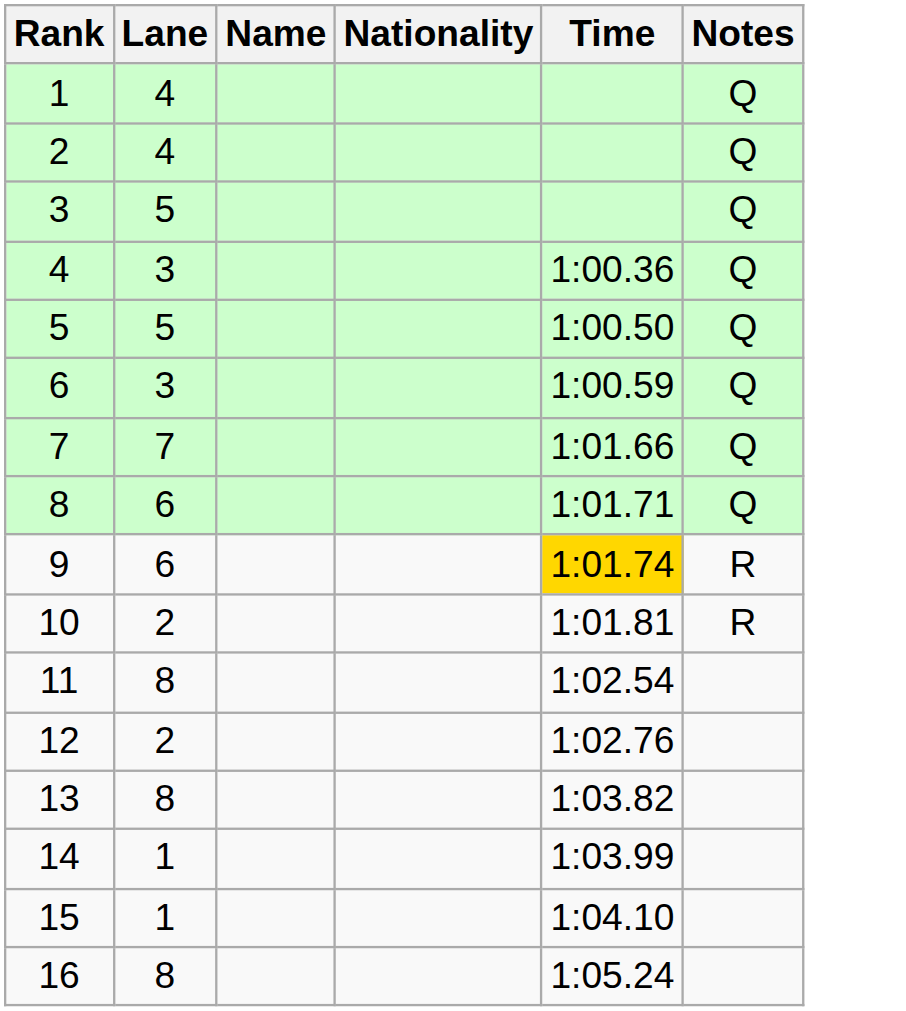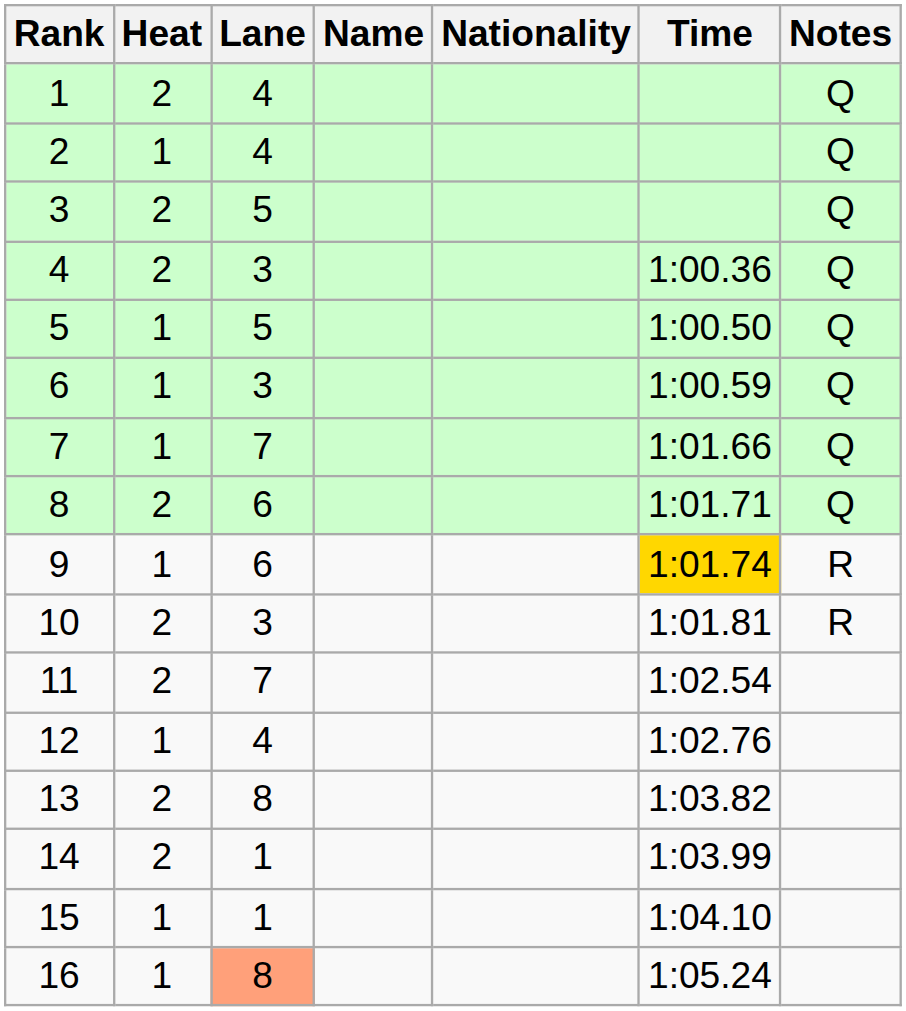+ column: (162, 33)
(165, 622) 2 -> (262, 622) 3
(165, 681) 8 -> (262, 681) 7
(165, 740) 2 -> (262, 740) 4
(165, 975) no background -> (262, 975) lightsalmon background
